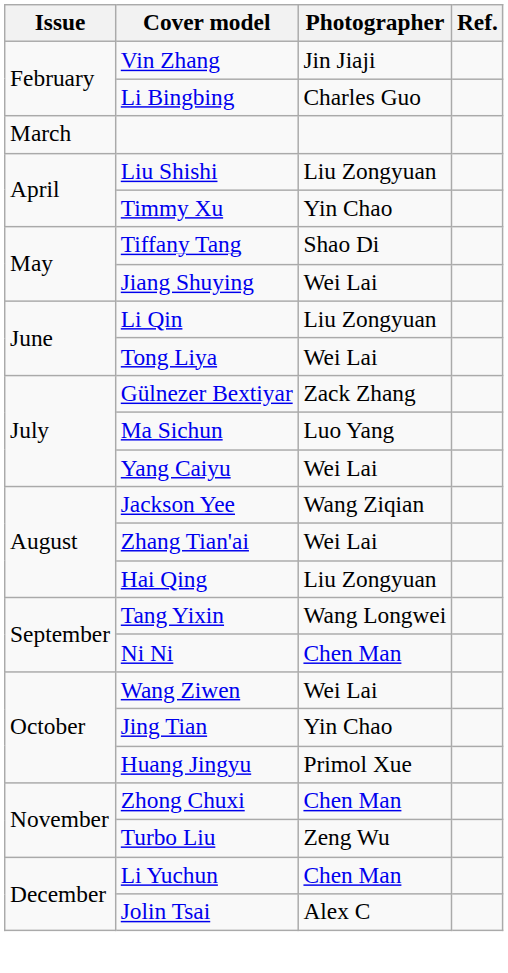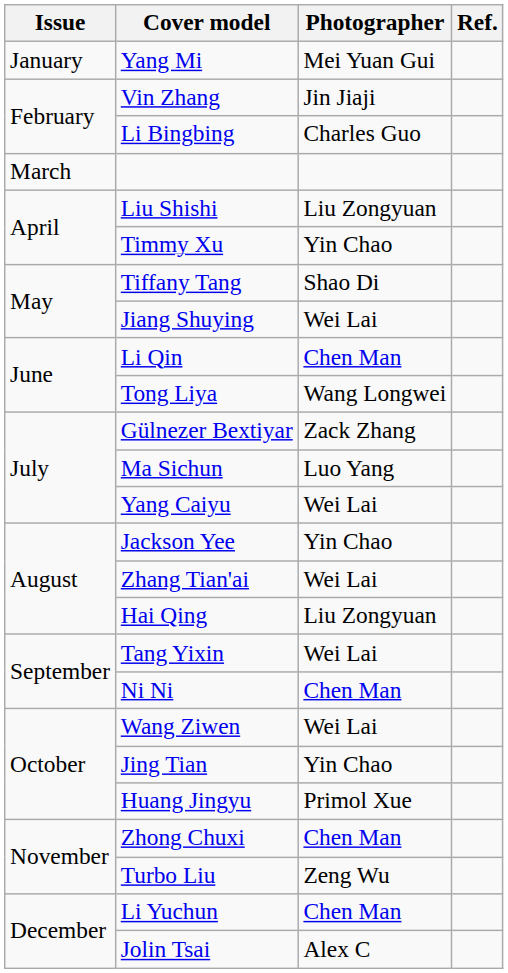+ row: (161, 60)
(370, 319) Liu Zongyuan -> (352, 356) Chen Man
(340, 356) Wei Lai -> (375, 393) Wang Longwei
(364, 504) Wang Ziqian -> (348, 541) Yin Chao
(375, 615) Wang Longwei -> (340, 652) Wei Lai
